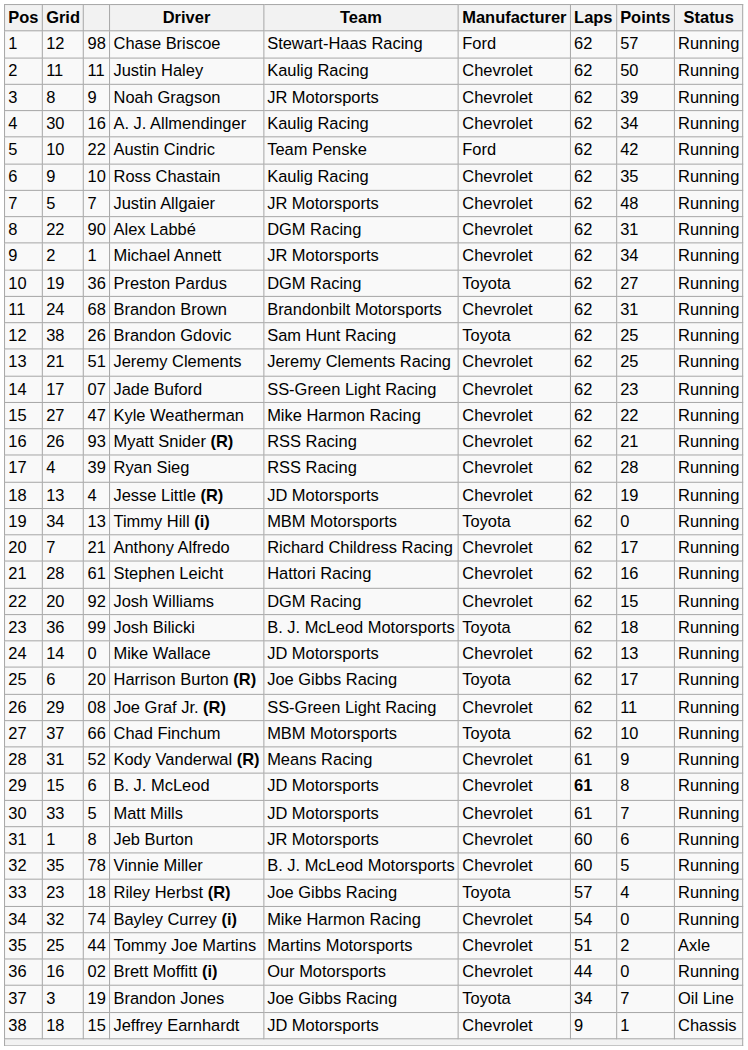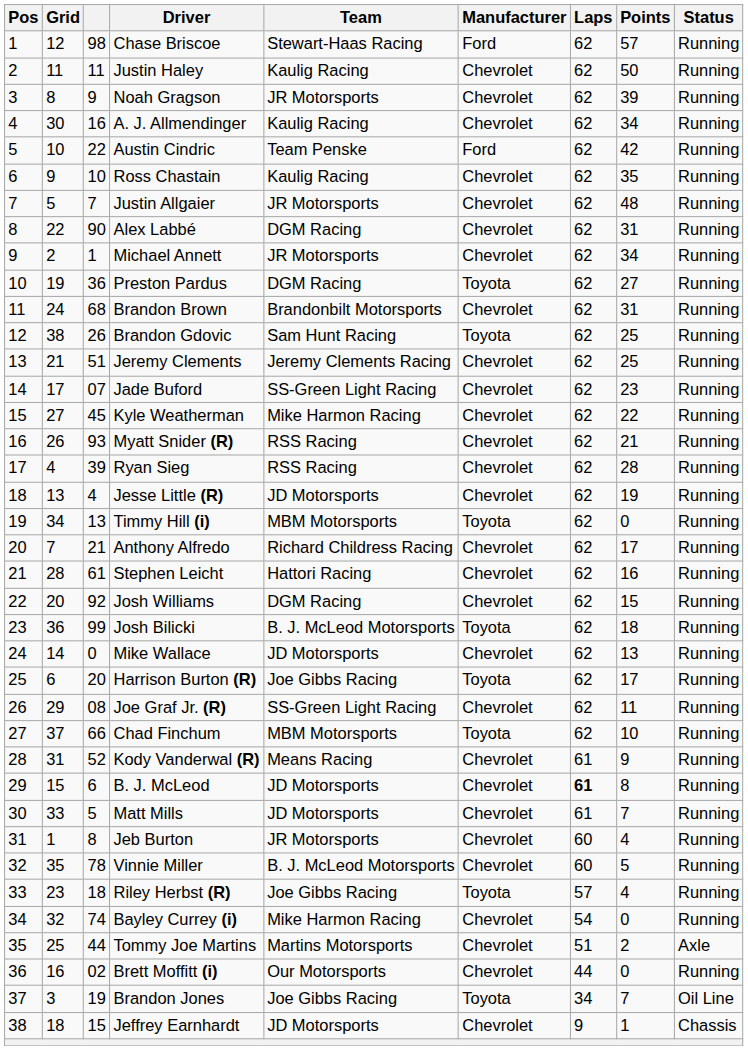(97, 415) 47 -> (97, 415) 45
(625, 839) 6 -> (625, 839) 4
